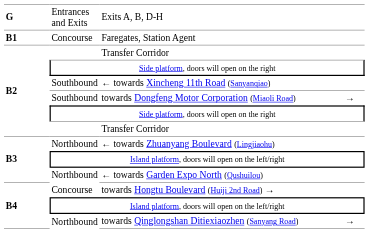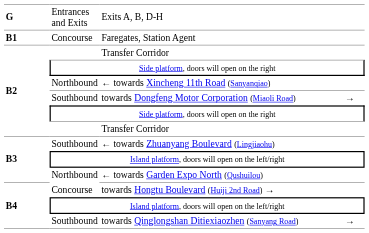(75, 83) Southbound -> (75, 83) Northbound
(75, 144) Northbound -> (75, 144) Southbound
(75, 221) Northbound -> (75, 221) Southbound
